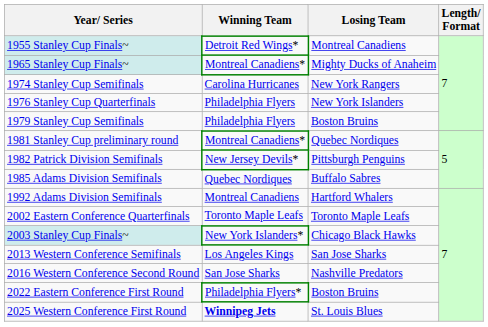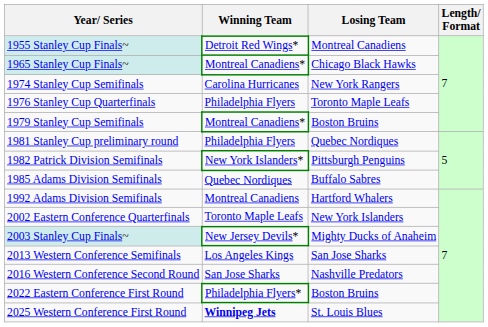(374, 65) Mighty Ducks of Anaheim -> (364, 65) Chicago Black Hawks
(357, 102) New York Islanders -> (360, 103) Toronto Maple Leafs
(250, 121) Philadelphia Flyers -> (255, 122) Montreal Canadiens*
(255, 140) Montreal Canadiens* -> (250, 141) Philadelphia Flyers
(252, 159) New Jersey Devils* -> (254, 160) New York Islanders*
(360, 216) Toronto Maple Leafs -> (357, 217) New York Islanders
(254, 235) New York Islanders* -> (252, 236) New Jersey Devils*
(364, 235) Chicago Black Hawks -> (374, 236) Mighty Ducks of Anaheim
